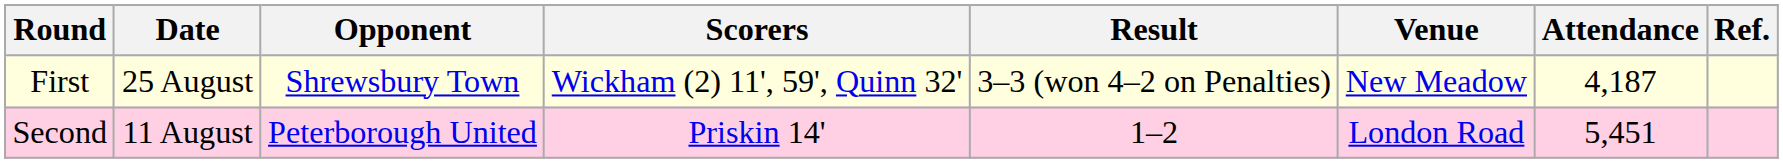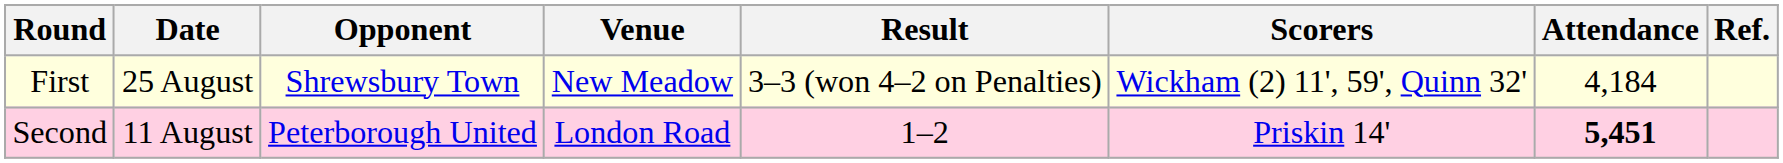columns swapped: (1436, 30) <-> (757, 30)
(1620, 81) 4,187 -> (1620, 81) 4,184
(1620, 132) normal -> (1620, 132) bold
